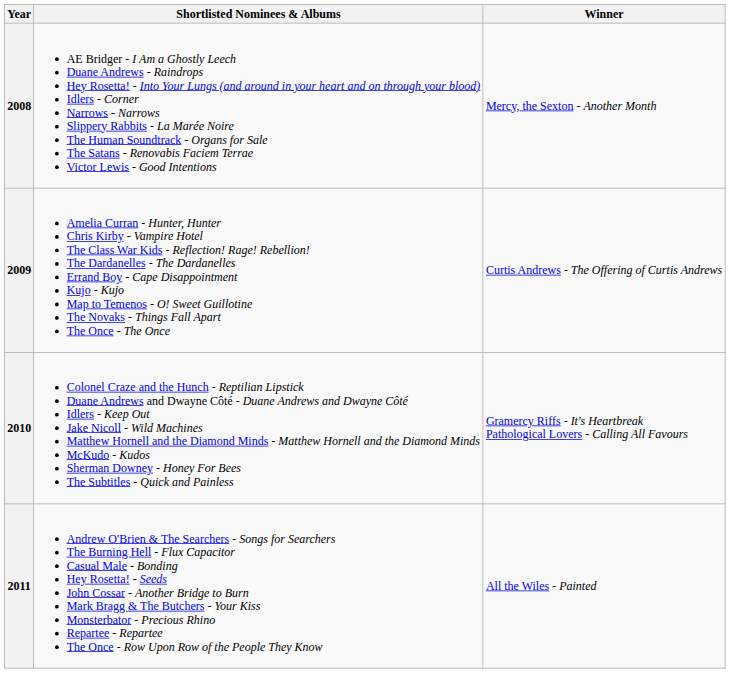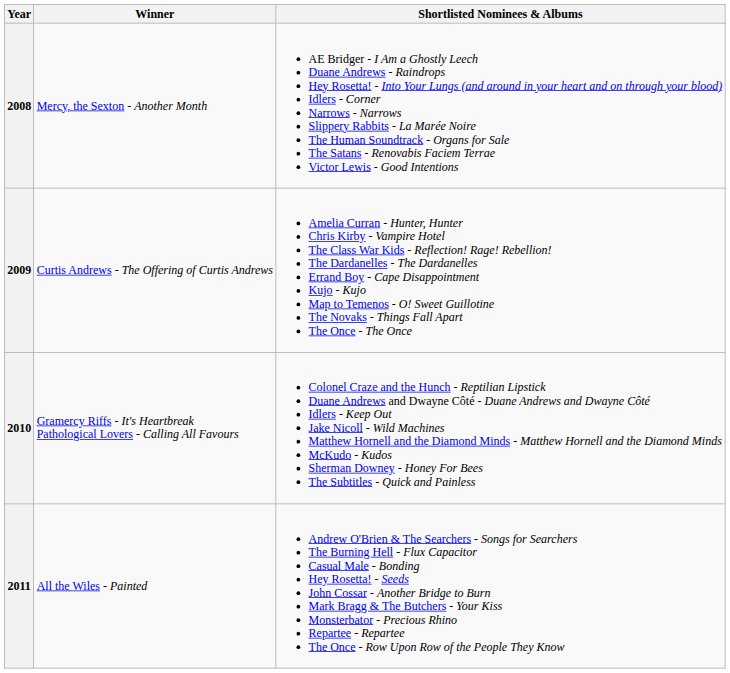columns swapped: (604, 14) <-> (259, 14)
